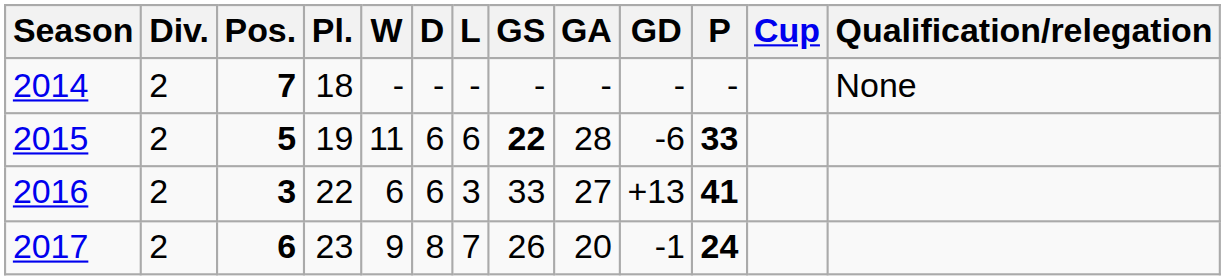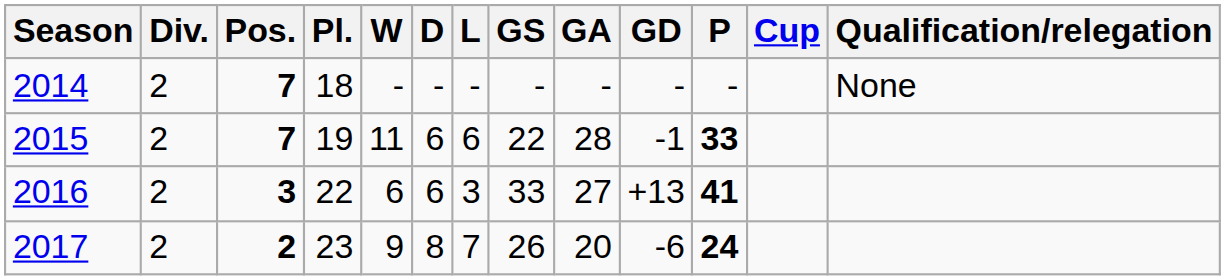(287, 138) 5 -> (287, 138) 7
(526, 138) bold -> (526, 138) normal
(670, 138) -6 -> (670, 138) -1
(287, 246) 6 -> (287, 246) 2
(670, 246) -1 -> (670, 246) -6
